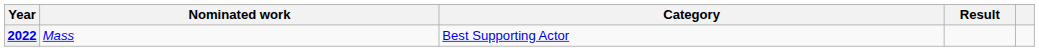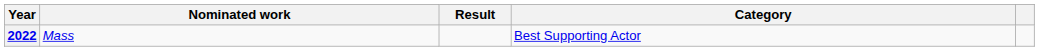columns swapped: (692, 14) <-> (980, 14)
